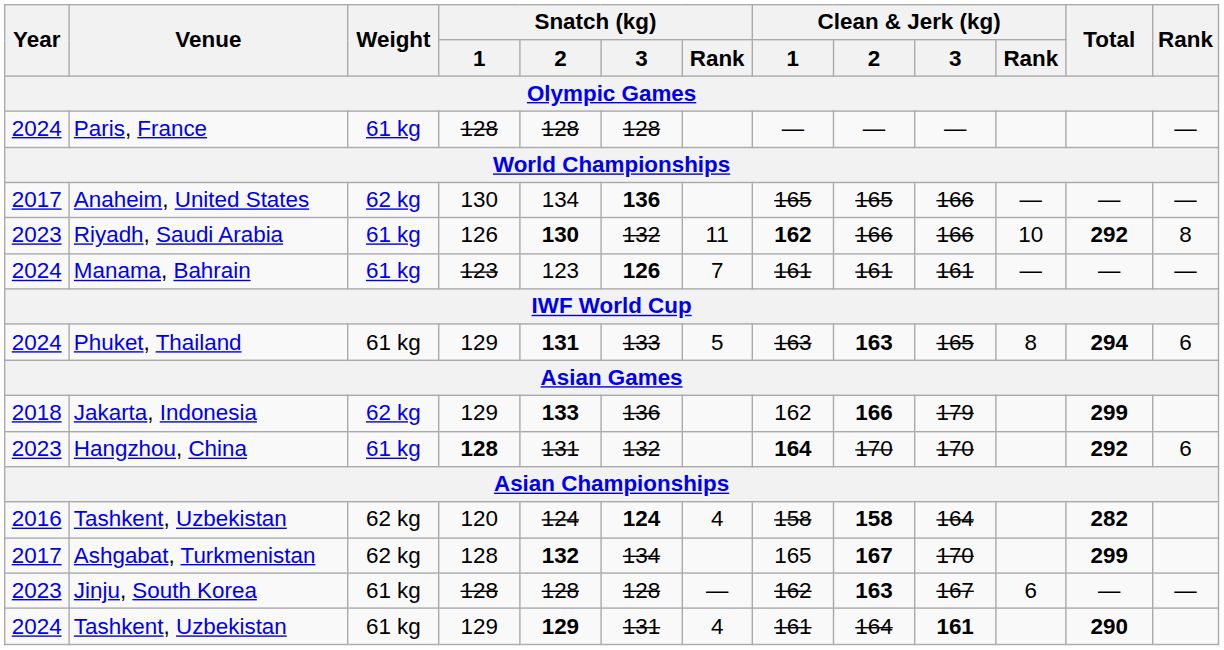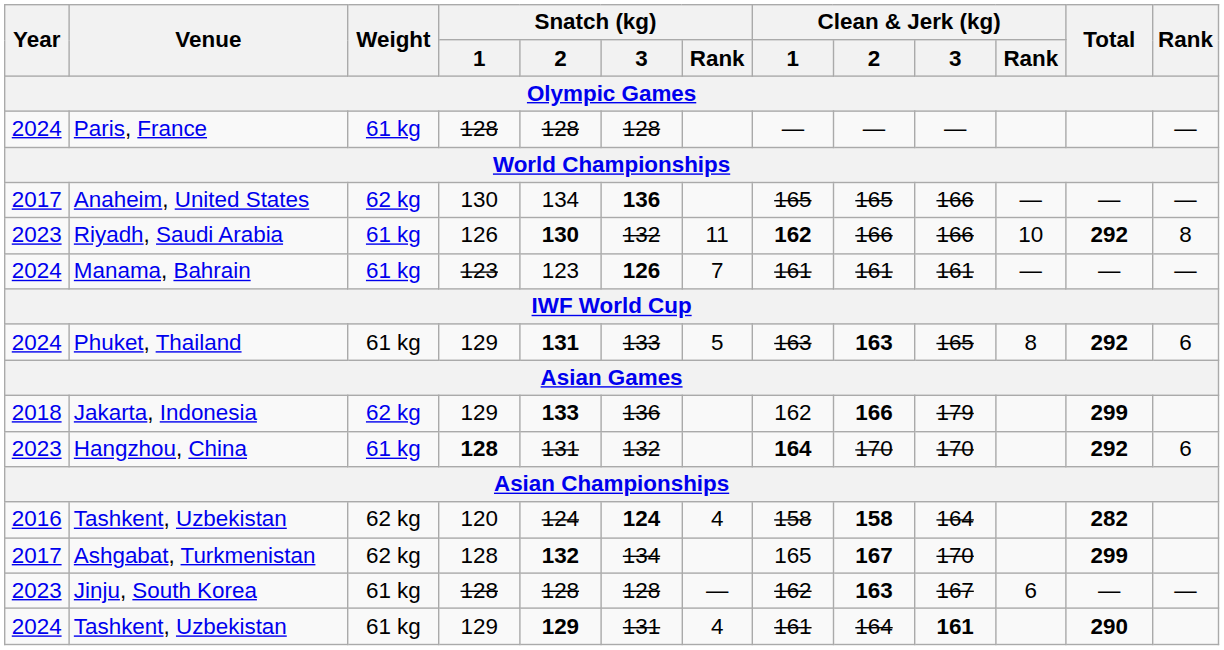(1109, 341) 294 -> (1109, 341) 292
